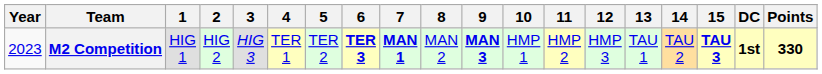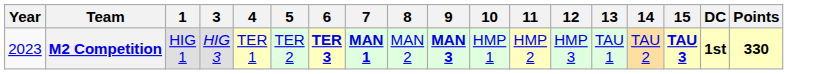- column: (217, 16)
